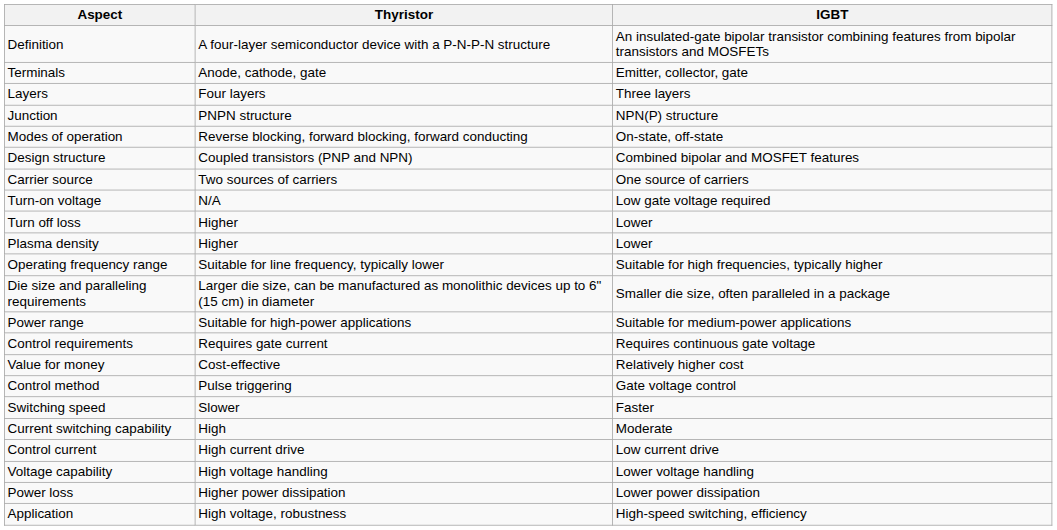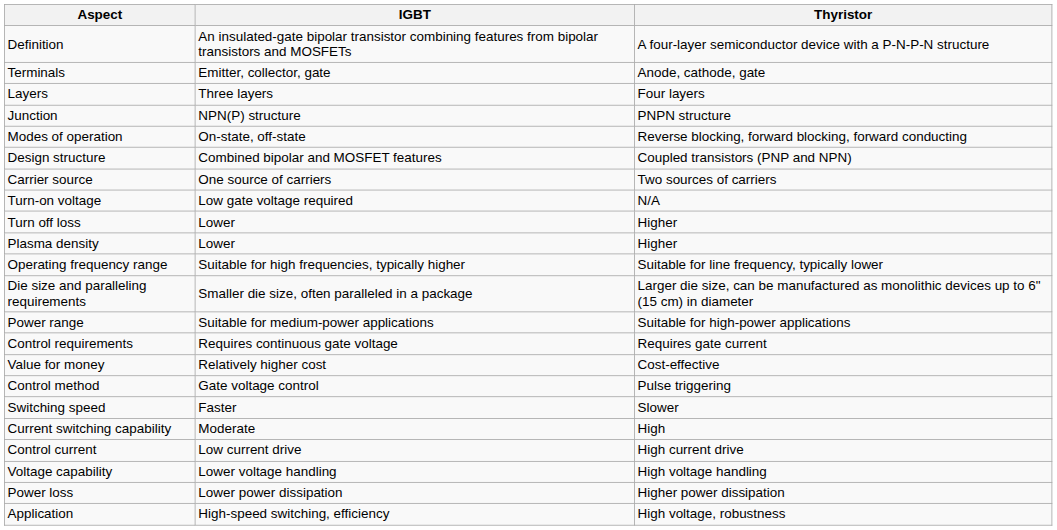columns swapped: (404, 15) <-> (832, 15)
